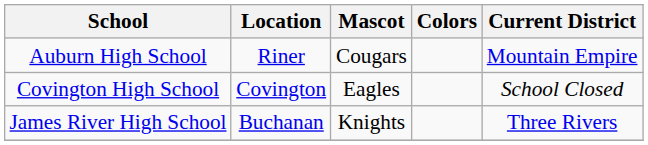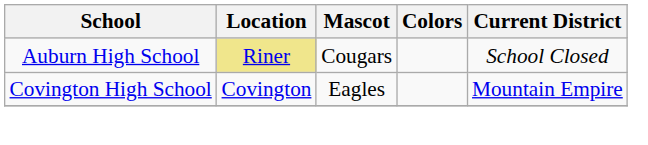(281, 55) no background -> (266, 55) khaki background
(562, 55) Mountain Empire -> (547, 55) School Closed
(562, 88) School Closed -> (547, 88) Mountain Empire
- row: (118, 122)
